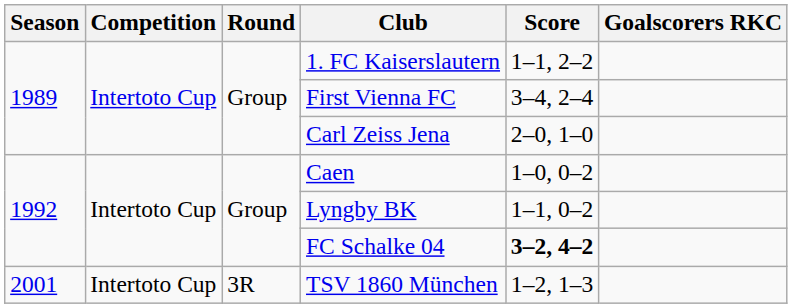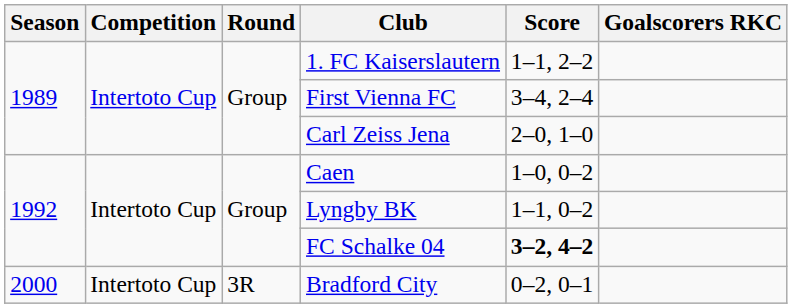+ row: (372, 284)
- row: (402, 284)
